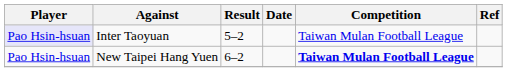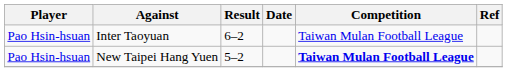(49, 35) lavender background -> (49, 35) no background
(234, 35) 5–2 -> (234, 35) 6–2
(234, 56) 6–2 -> (234, 56) 5–2
